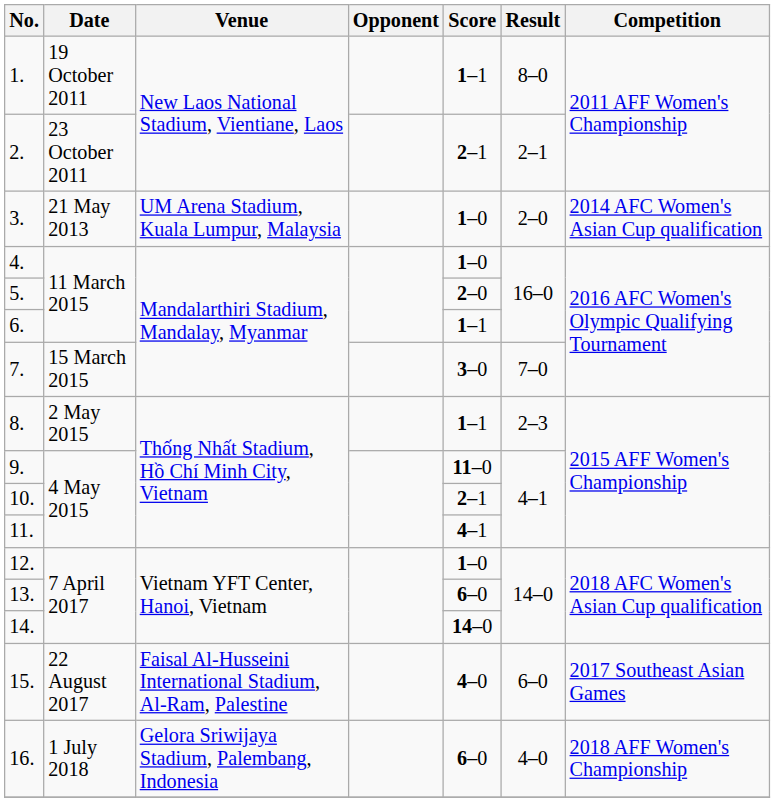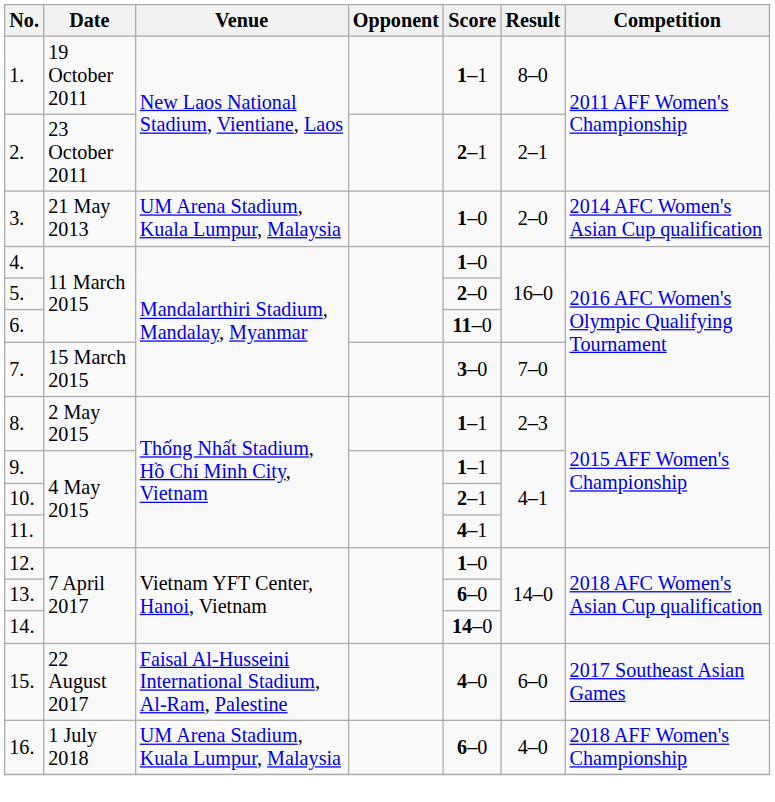(472, 325) 1–1 -> (472, 325) 11–0
(472, 466) 11–0 -> (472, 466) 1–1
(226, 758) Gelora Sriwijaya Stadium, Palembang, Indonesia -> (240, 747) UM Arena Stadium, Kuala Lumpur, Malaysia
